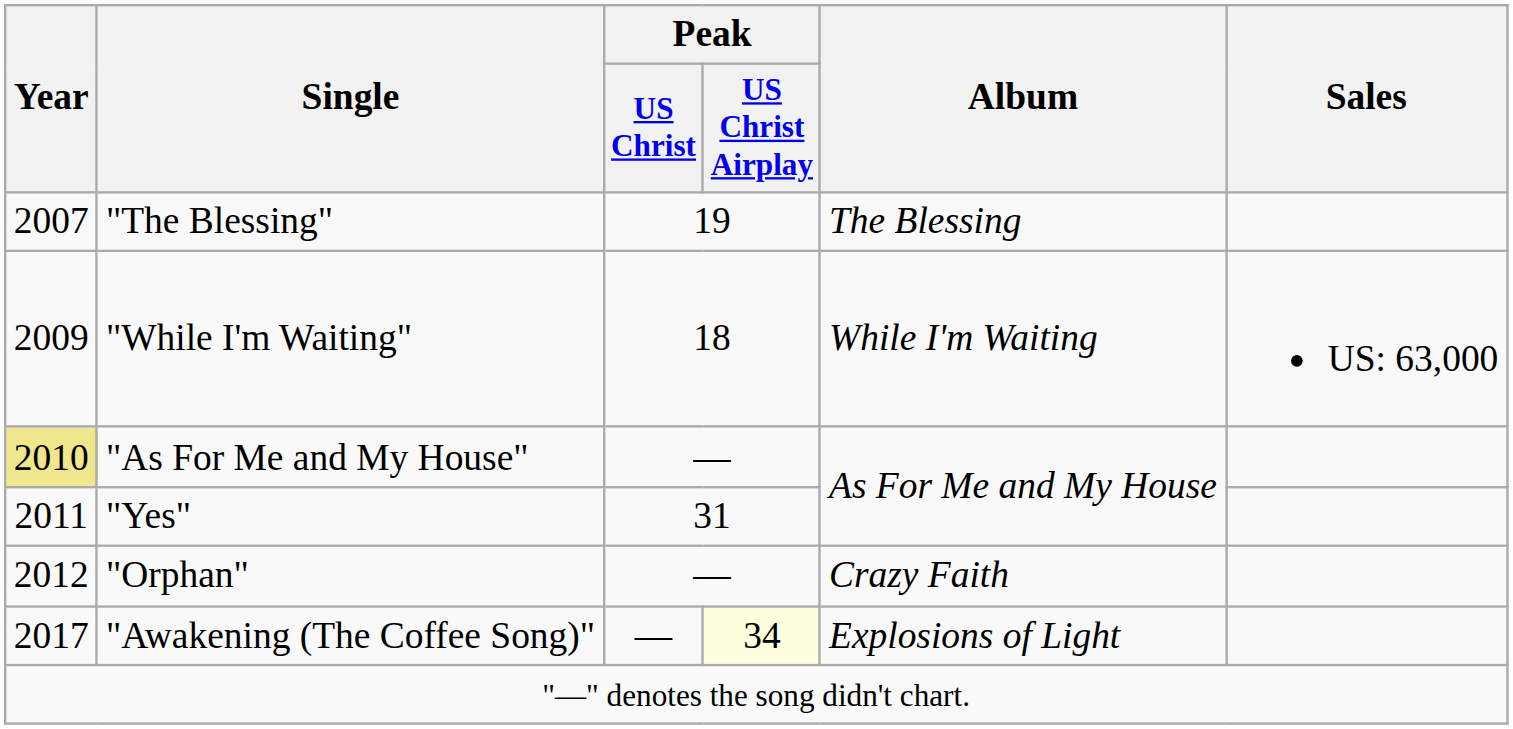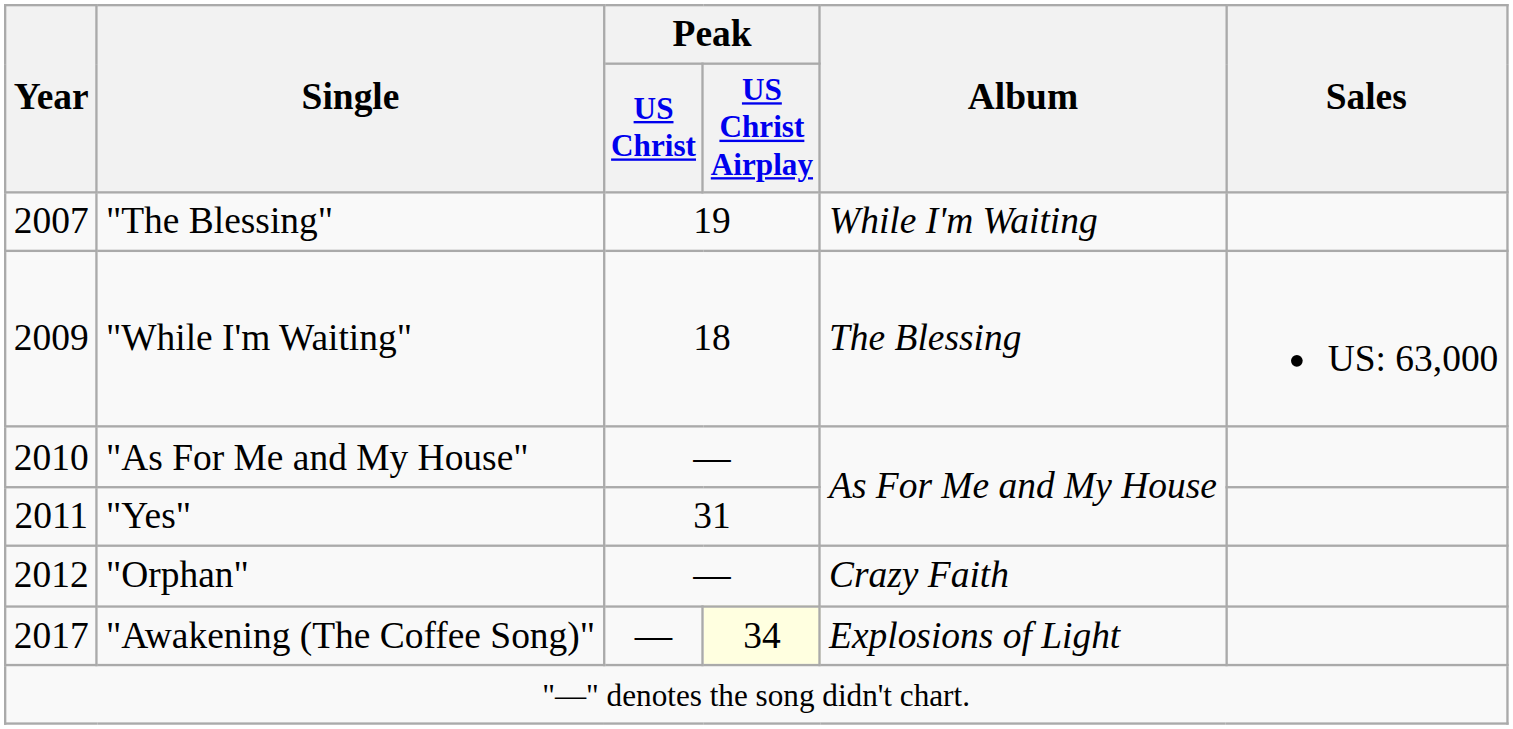(925, 220) The Blessing -> (963, 220) While I'm Waiting
(963, 338) While I'm Waiting -> (925, 338) The Blessing
(51, 456) khaki background -> (51, 456) no background
